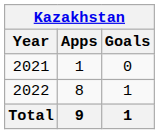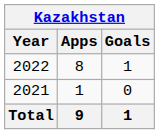rows swapped: (31, 67) <-> (31, 91)
